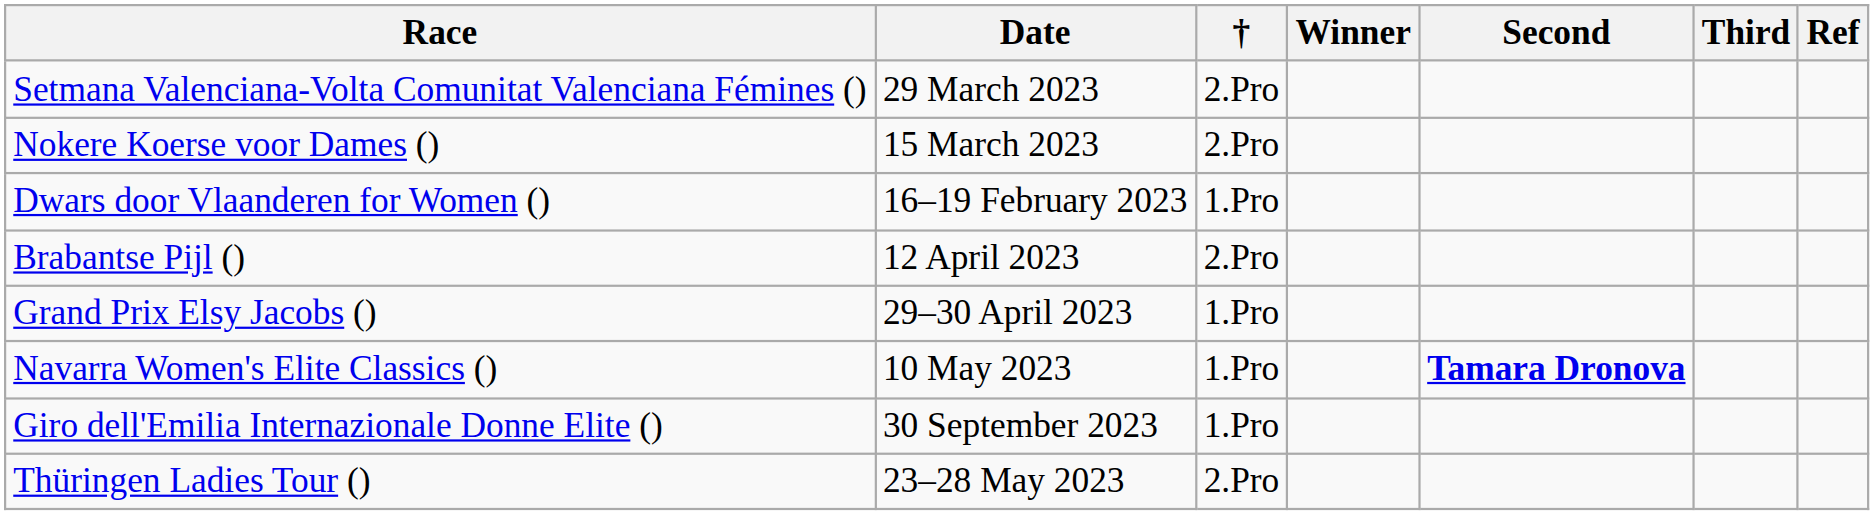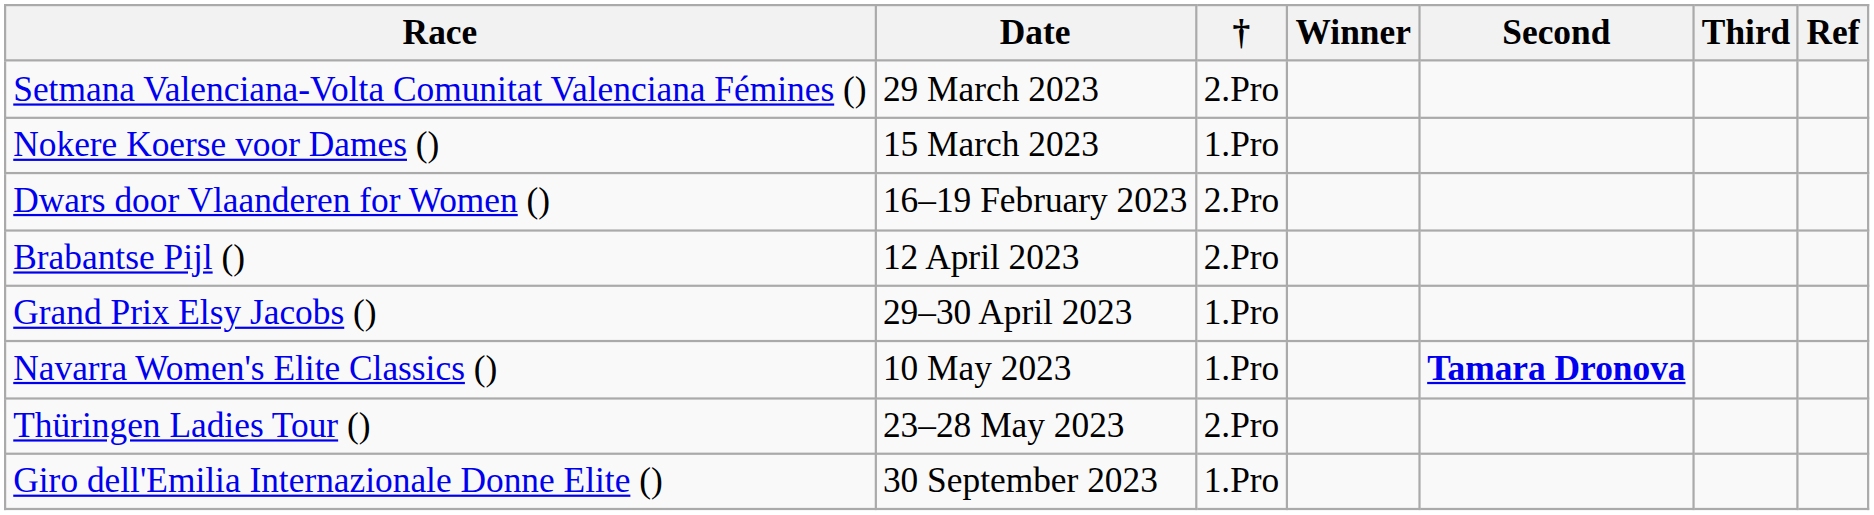(1241, 144) 2.Pro -> (1241, 144) 1.Pro
(1241, 200) 1.Pro -> (1241, 200) 2.Pro
rows swapped: (192, 481) <-> (338, 425)
